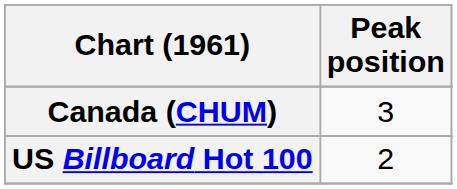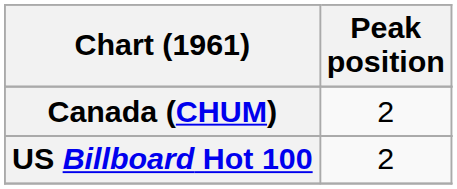(386, 111) 3 -> (386, 111) 2
